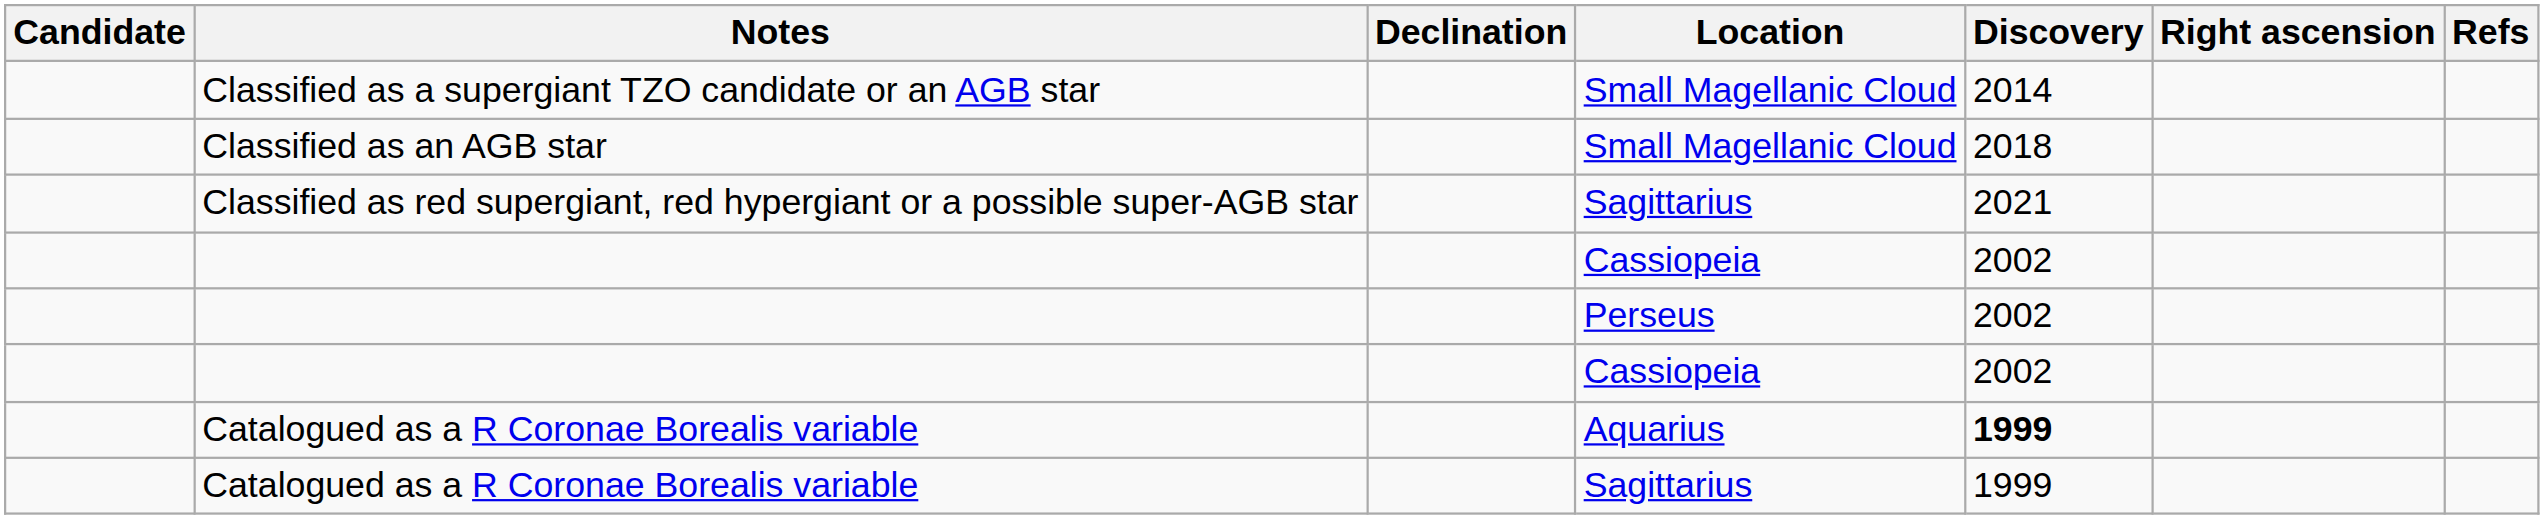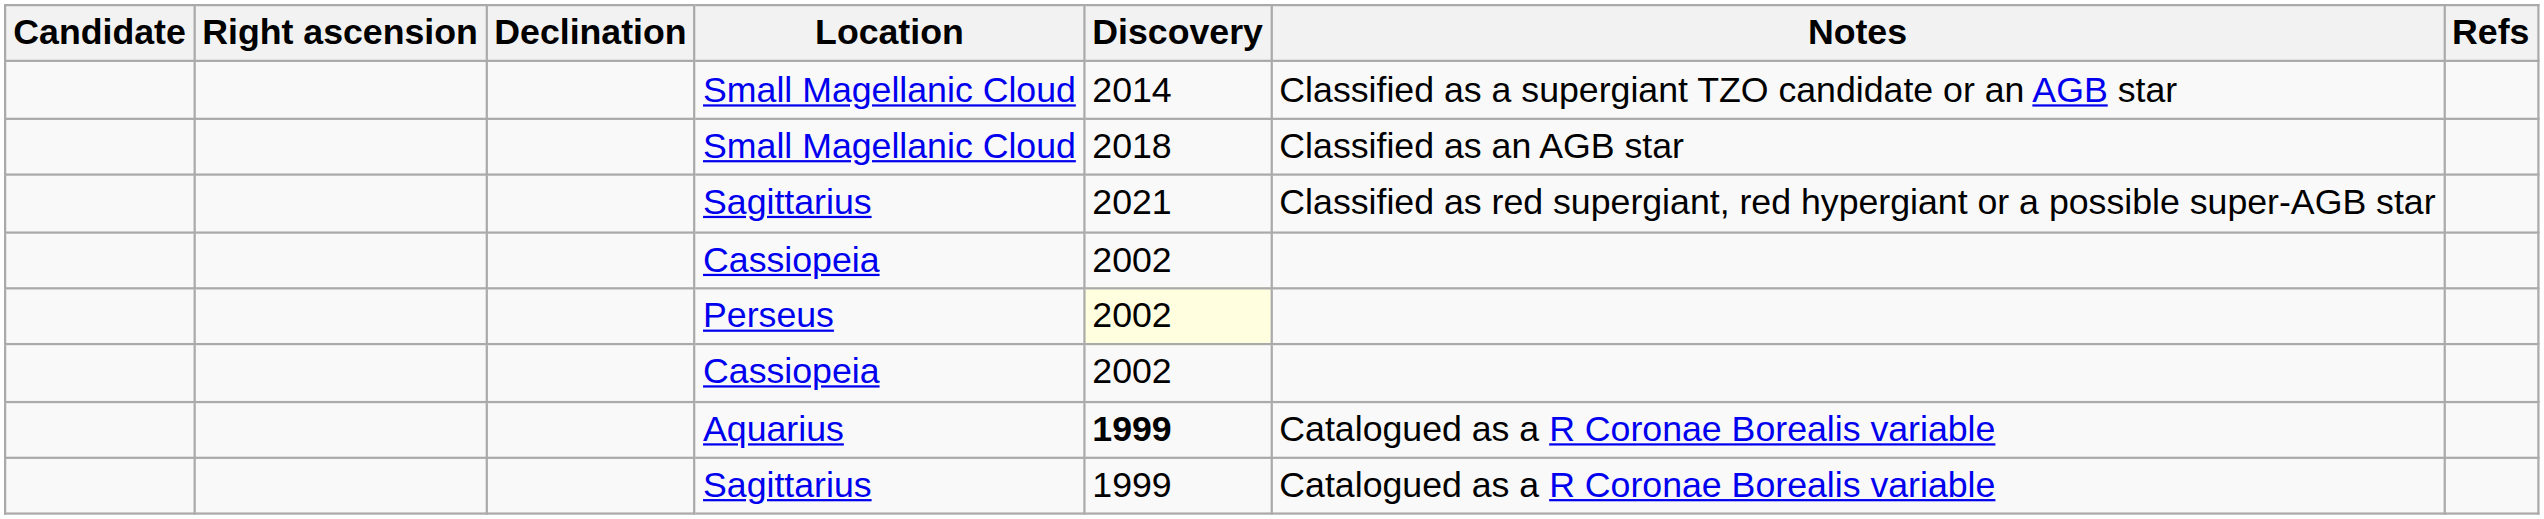columns swapped: (2298, 32) <-> (780, 32)
(2013, 315) no background -> (1132, 315) lightyellow background
